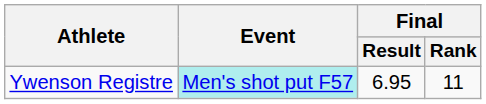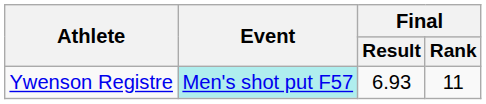(392, 83) 6.95 -> (392, 83) 6.93
